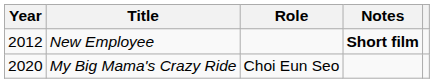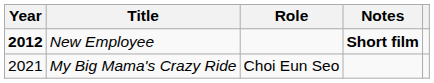(25, 41) normal -> (25, 41) bold
(25, 66) 2020 -> (25, 66) 2021
